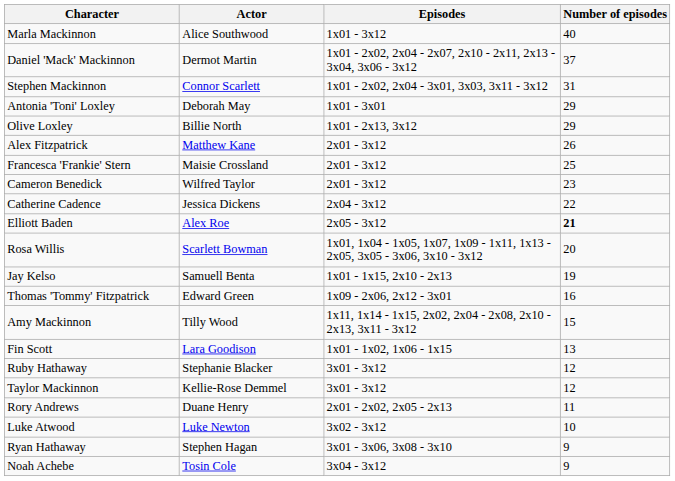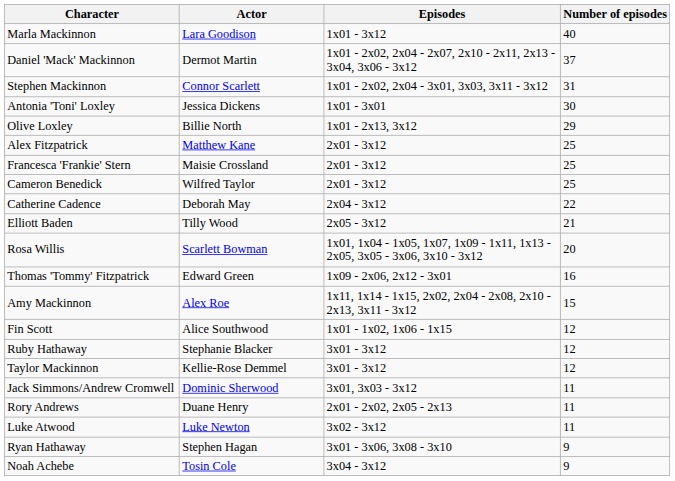(225, 33) Alice Southwood -> (219, 33) Lara Goodison
(216, 106) Deborah May -> (221, 106) Jessica Dickens
(569, 106) 29 -> (569, 106) 30
(569, 145) 26 -> (569, 145) 25
(569, 184) 23 -> (569, 184) 25
(221, 203) Jessica Dickens -> (216, 203) Deborah May
(206, 223) Alex Roe -> (210, 223) Tilly Wood
(569, 223) bold -> (569, 223) normal
- row: (31, 276)
(210, 322) Tilly Wood -> (206, 302) Alex Roe
(219, 348) Lara Goodison -> (225, 329) Alice Southwood
(569, 348) 13 -> (569, 329) 12
+ row: (91, 388)
(569, 427) 10 -> (569, 427) 11
